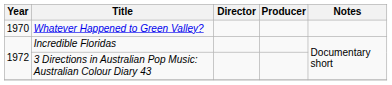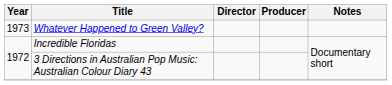(18, 28) 1970 -> (18, 28) 1973
